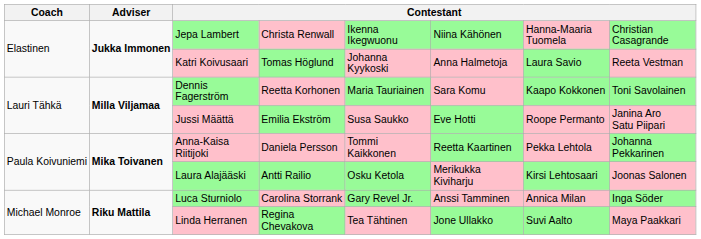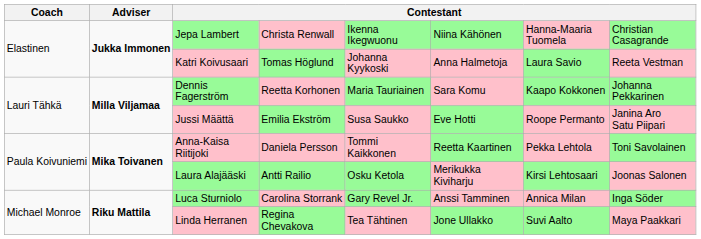(649, 91) Toni Savolainen -> (638, 91) Johanna Pekkarinen
(638, 147) Johanna Pekkarinen -> (649, 147) Toni Savolainen
